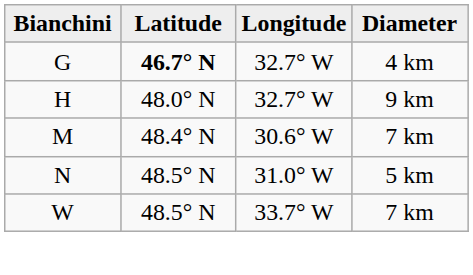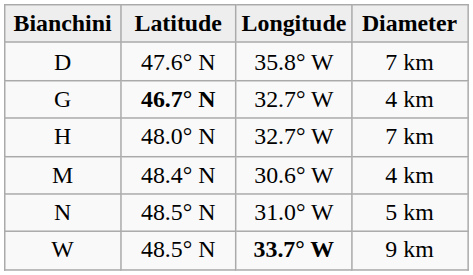+ row: (63, 61)
(410, 99) 9 km -> (410, 136) 7 km
(410, 136) 7 km -> (410, 174) 4 km
(294, 212) normal -> (294, 250) bold
(410, 212) 7 km -> (410, 250) 9 km
